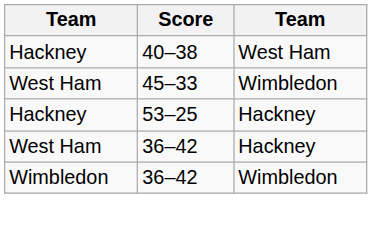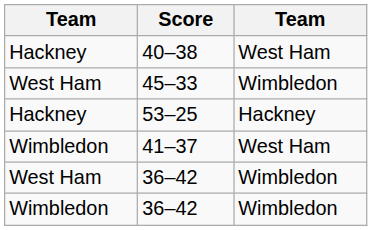+ row: (59, 146)
(277, 146) Hackney -> (288, 177) Wimbledon
